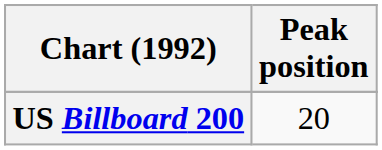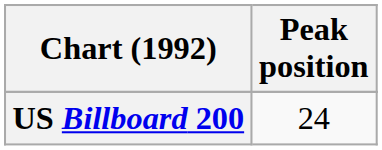(314, 117) 20 -> (314, 117) 24
